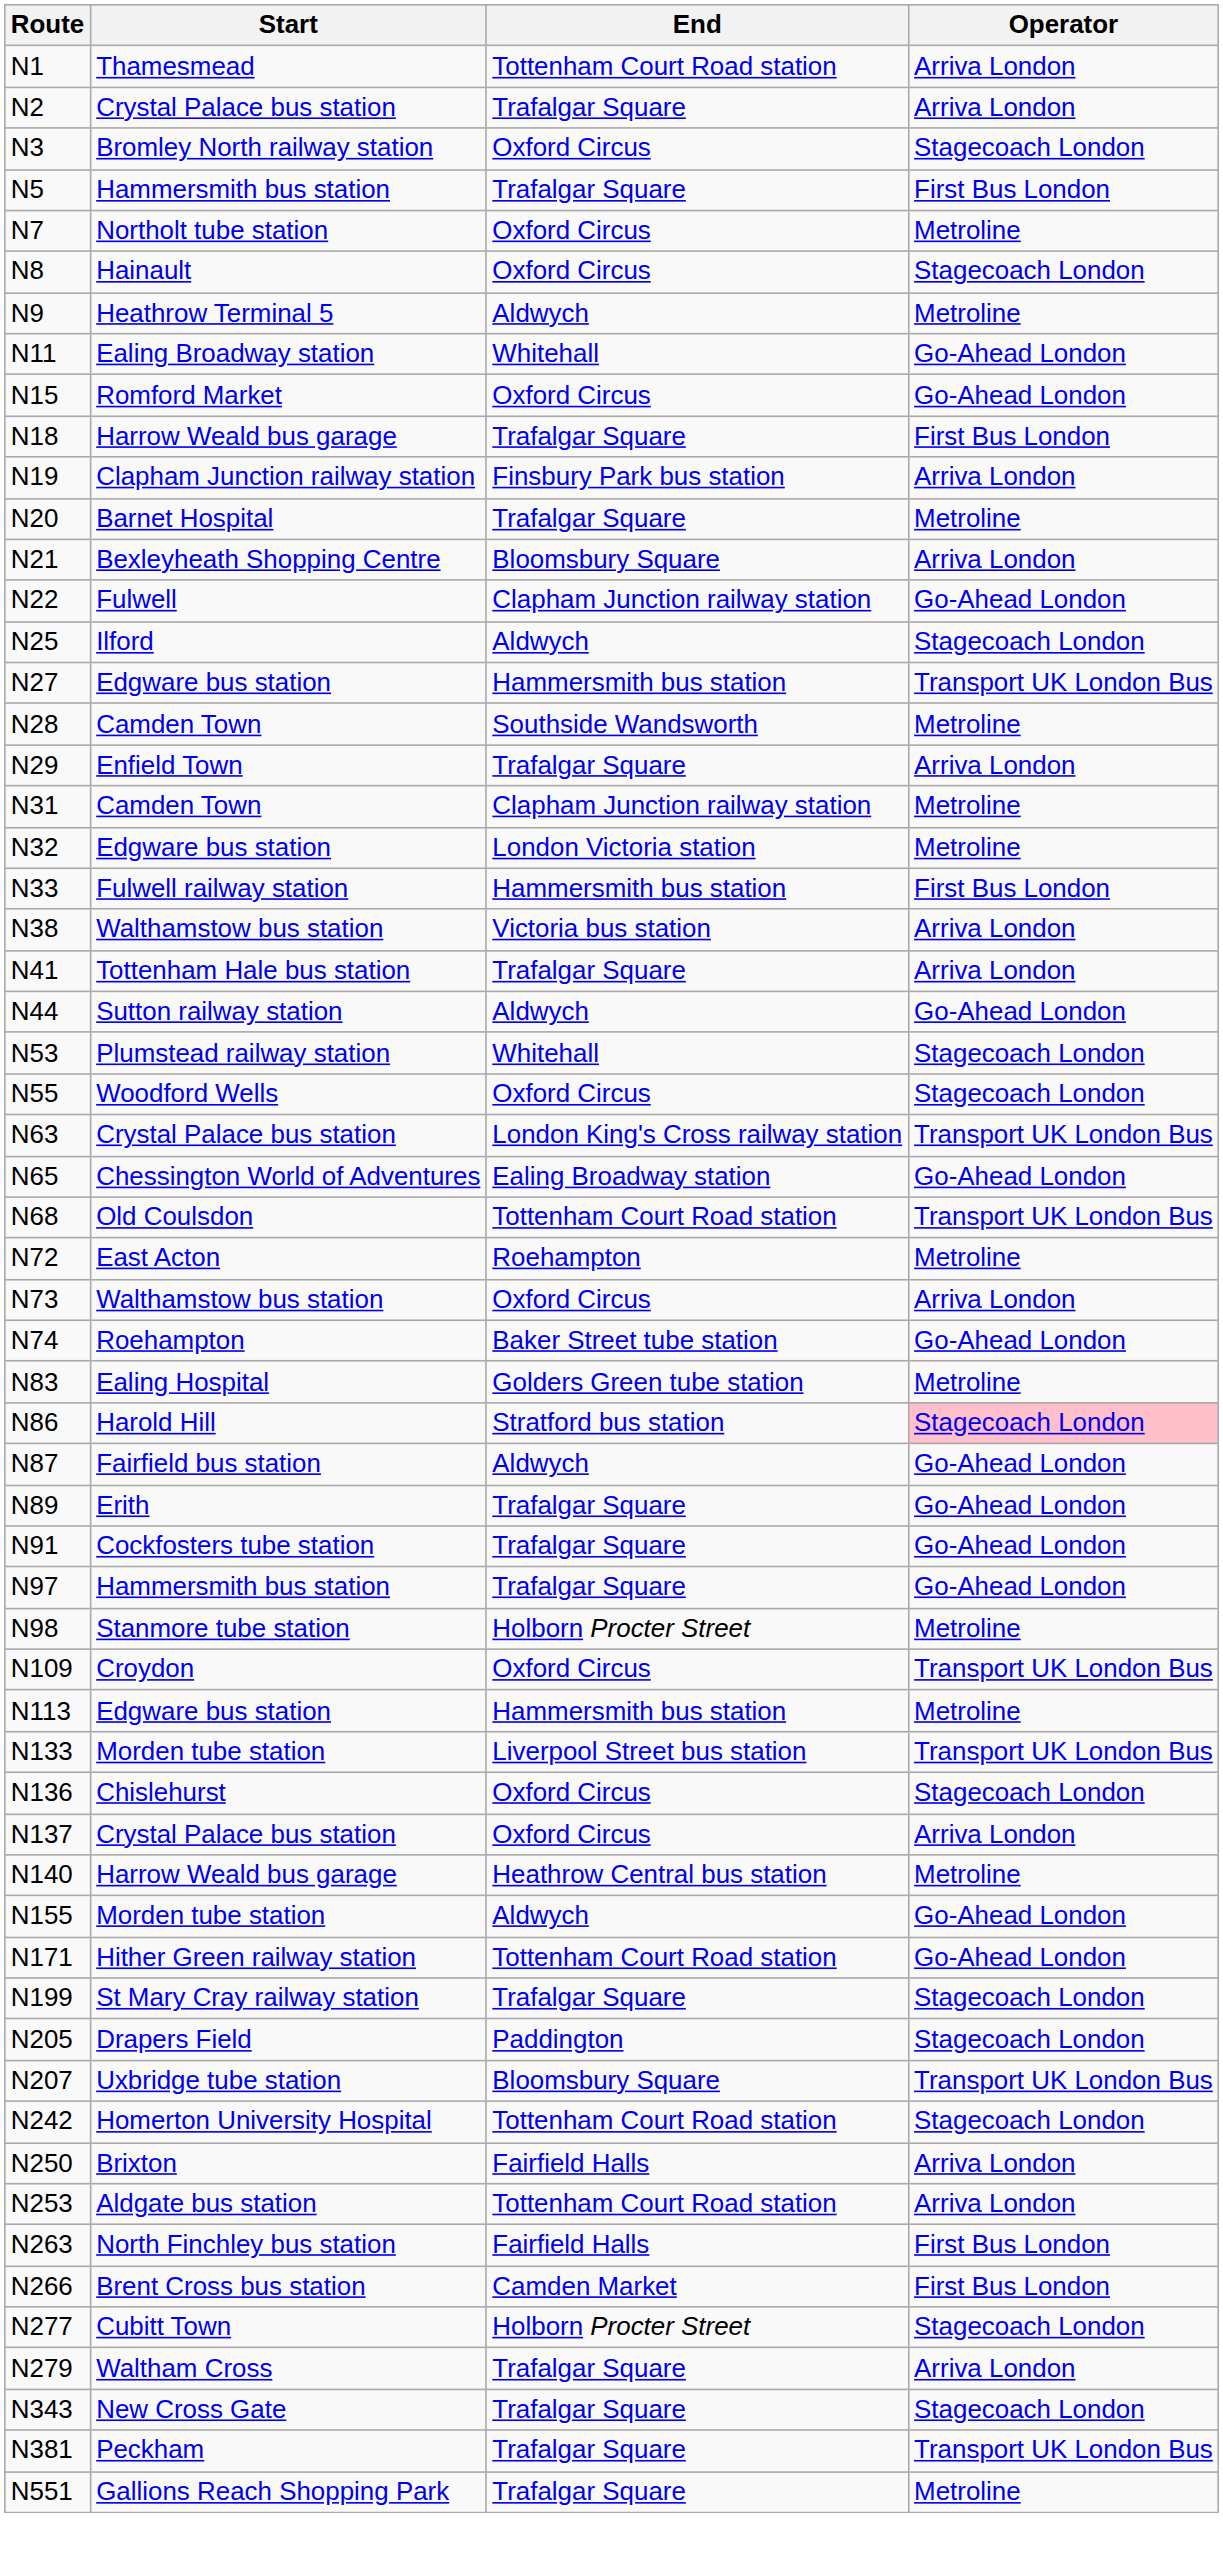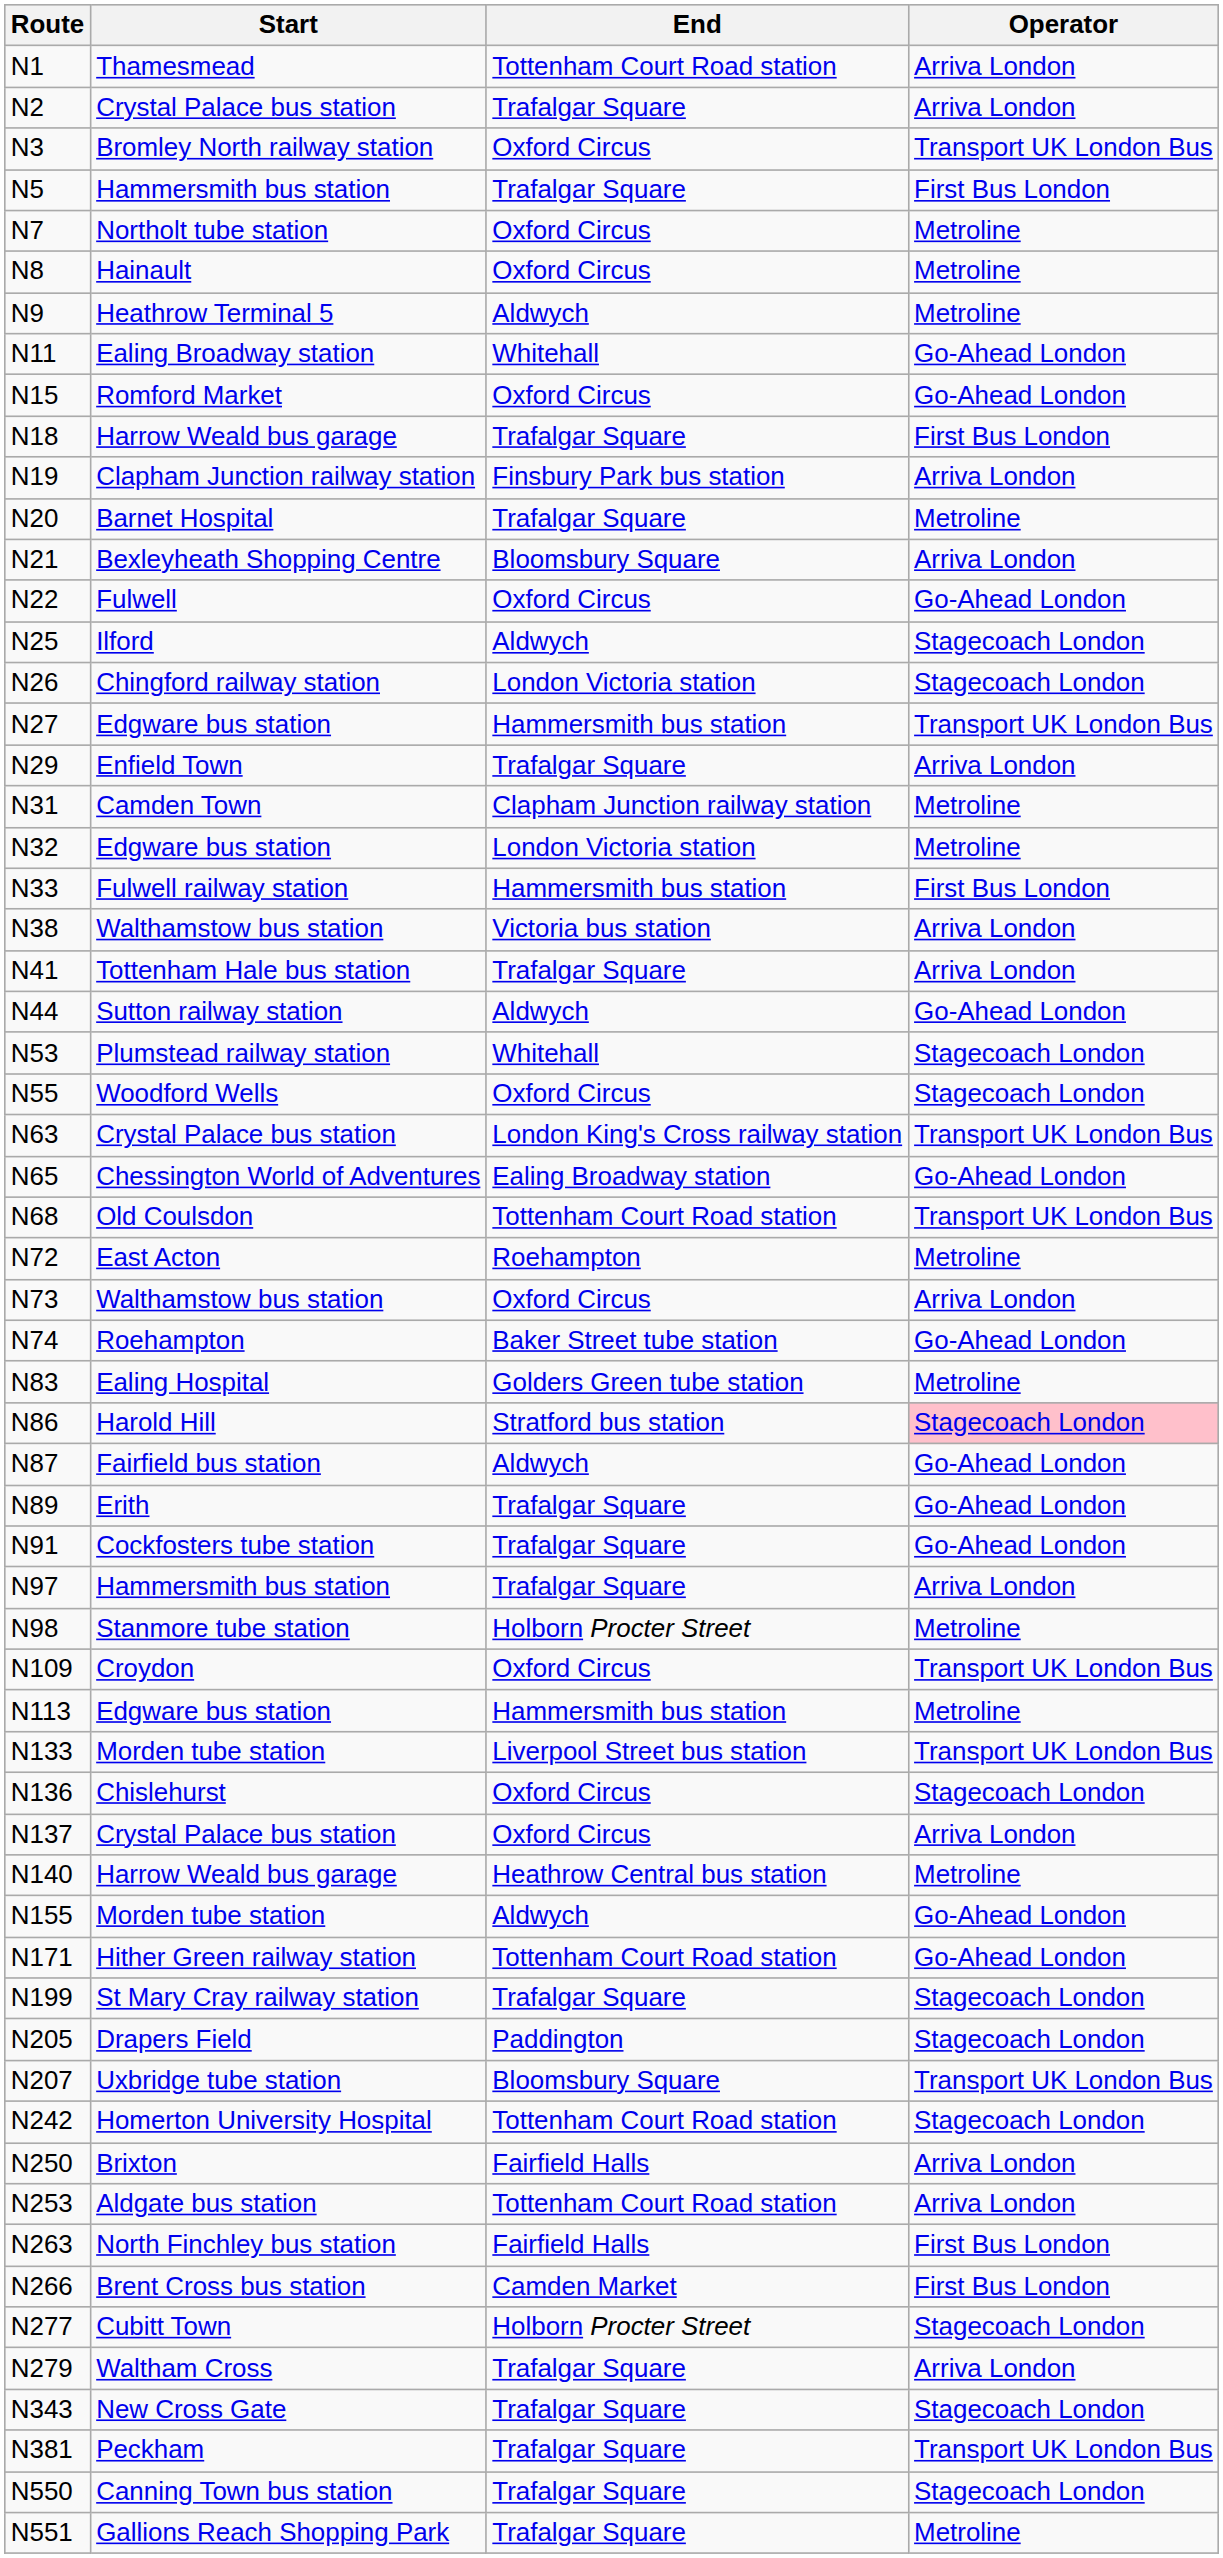(1029, 148) Stagecoach London -> (1063, 148) Transport UK London Bus
(1029, 271) Stagecoach London -> (967, 271) Metroline
(682, 600) Clapham Junction railway station -> (572, 600) Oxford Circus
+ row: (35, 682)
- row: (35, 723)
(1020, 1587) Go-Ahead London -> (995, 1587) Arriva London
+ row: (42, 2491)
